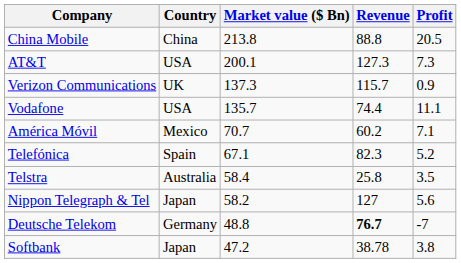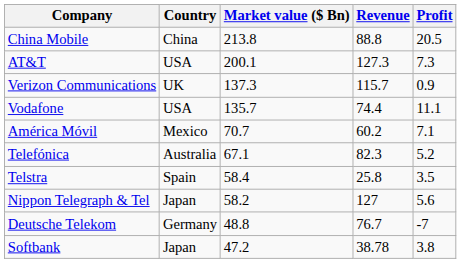(180, 154) Spain -> (190, 154) Australia
(190, 177) Australia -> (180, 177) Spain
(369, 223) bold -> (369, 223) normal
